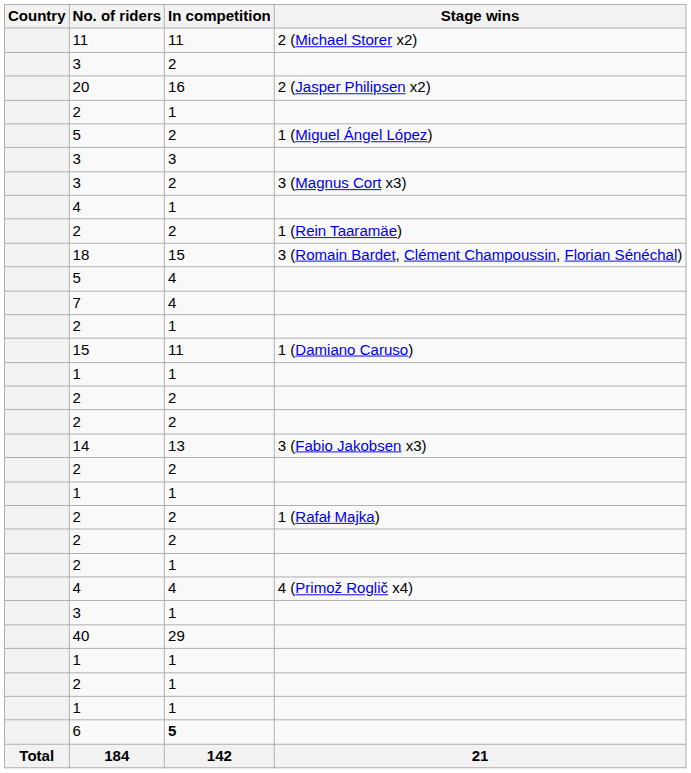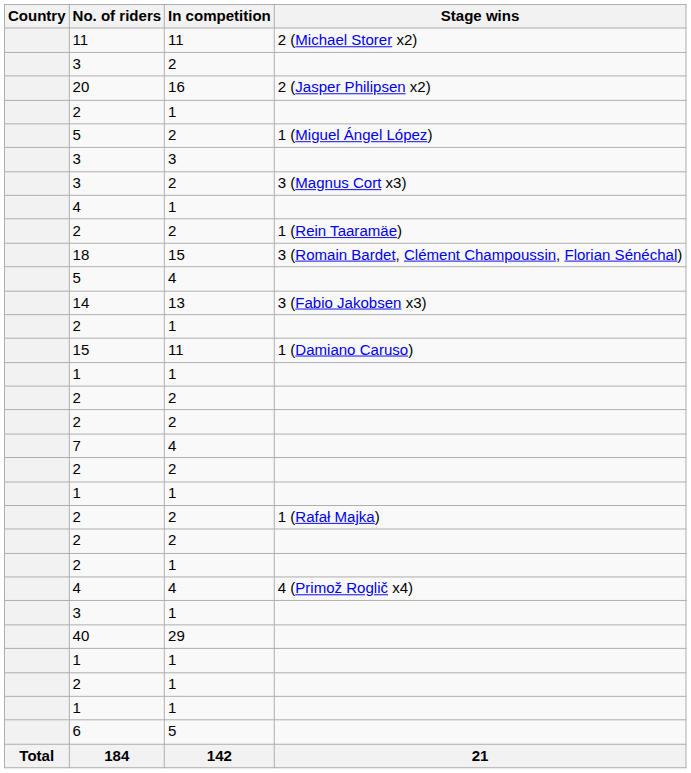rows swapped: (77, 302) <-> (81, 445)
(172, 732) bold -> (172, 732) normal
